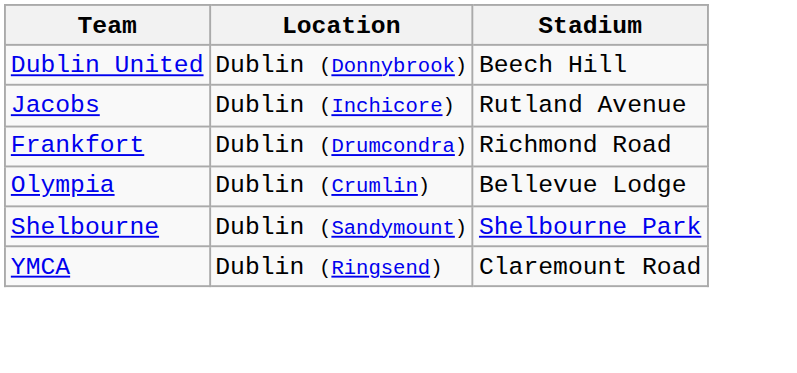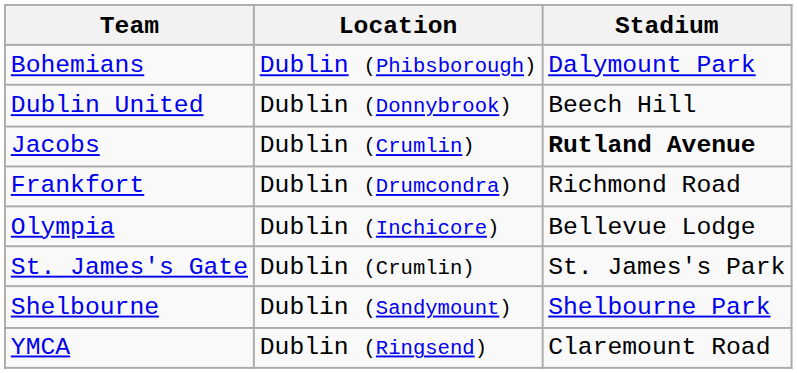+ row: (78, 65)
(335, 106) Dublin (Inchicore) -> (367, 146) Dublin (Crumlin)
(583, 106) normal -> (652, 146) bold
(323, 186) Dublin (Crumlin) -> (380, 226) Dublin (Inchicore)
+ row: (129, 267)
